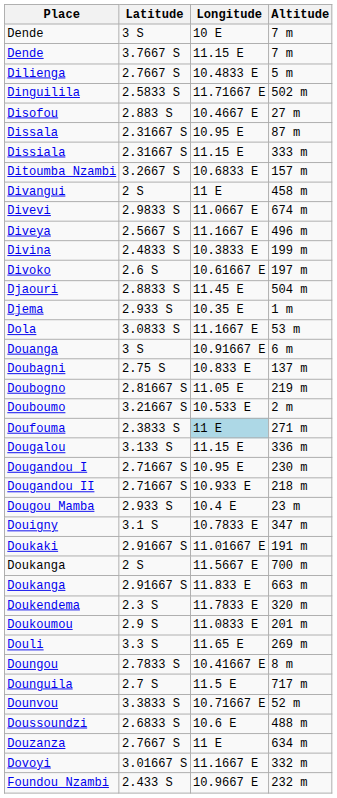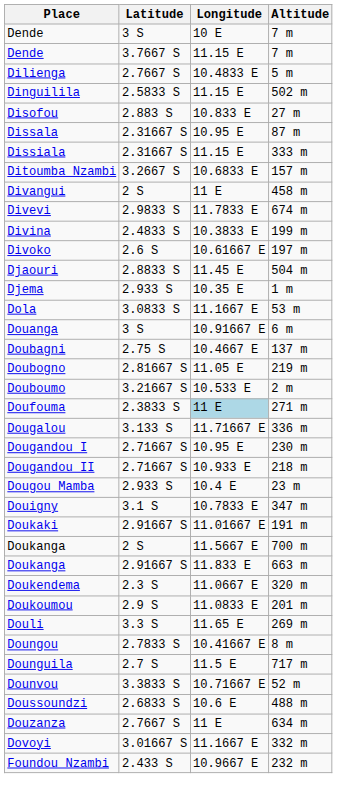(229, 93) 11.71667 E -> (218, 93) 11.15 E
(226, 113) 10.4667 E -> (222, 113) 10.833 E
(226, 211) 11.0667 E -> (226, 211) 11.7833 E
- row: (29, 231)
(222, 369) 10.833 E -> (226, 349) 10.4667 E
(218, 448) 11.15 E -> (229, 428) 11.71667 E
(226, 605) 11.7833 E -> (226, 586) 11.0667 E
